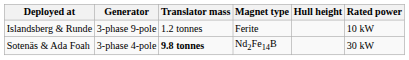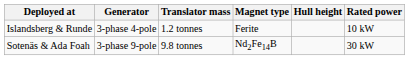(127, 28) 3-phase 9-pole -> (127, 28) 3-phase 4-pole
(127, 45) 3-phase 4-pole -> (127, 45) 3-phase 9-pole
(183, 45) bold -> (182, 45) normal
